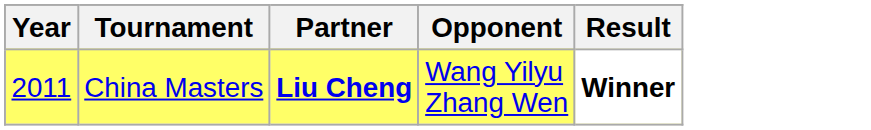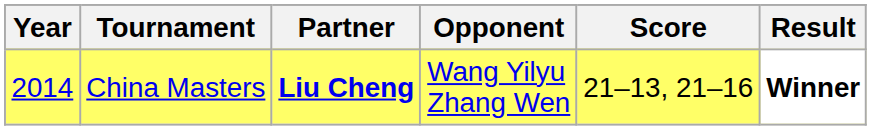+ column: (668, 27)
(41, 87) 2011 -> (42, 87) 2014
